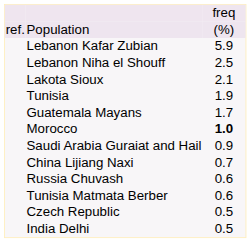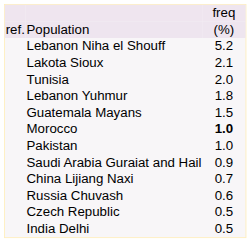- row: (92, 46)
(224, 63) 2.5 -> (224, 46) 5.2
(224, 96) 1.9 -> (224, 79) 2.0
+ row: (77, 96)
(224, 112) 1.7 -> (224, 112) 1.5
+ row: (52, 146)
- row: (97, 195)
